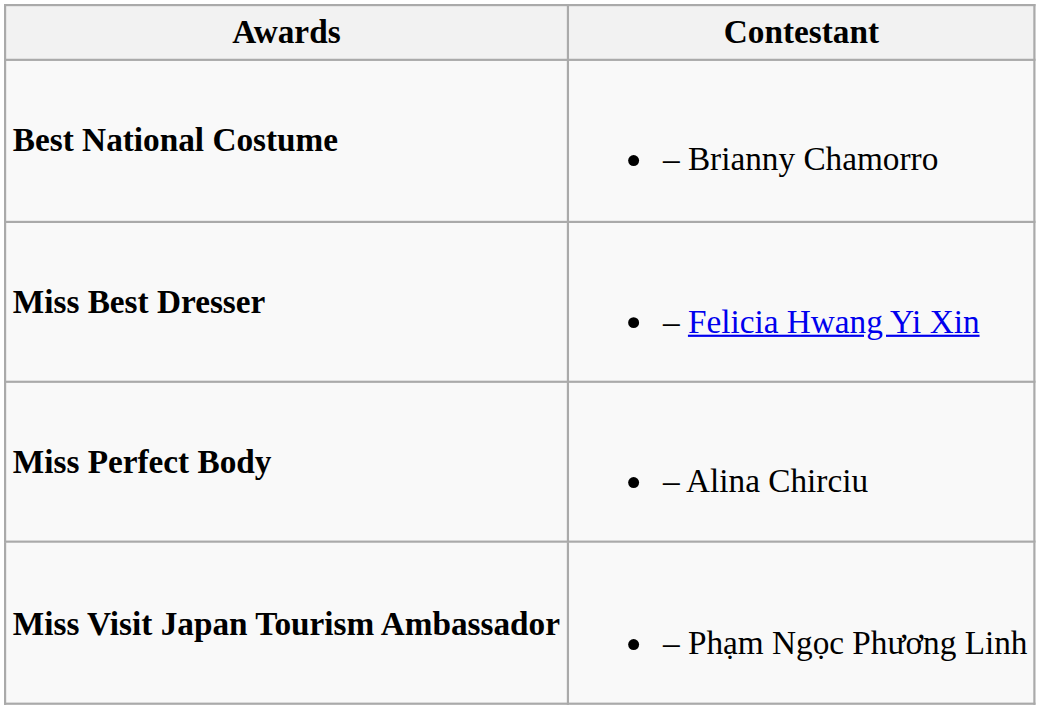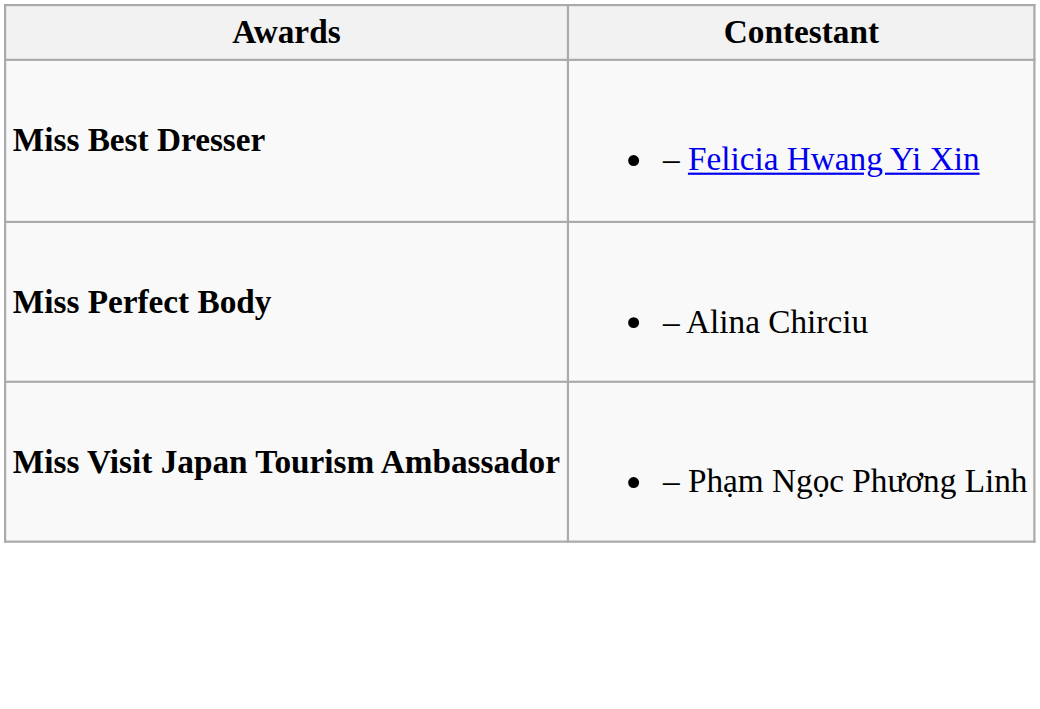- row: (175, 139)
